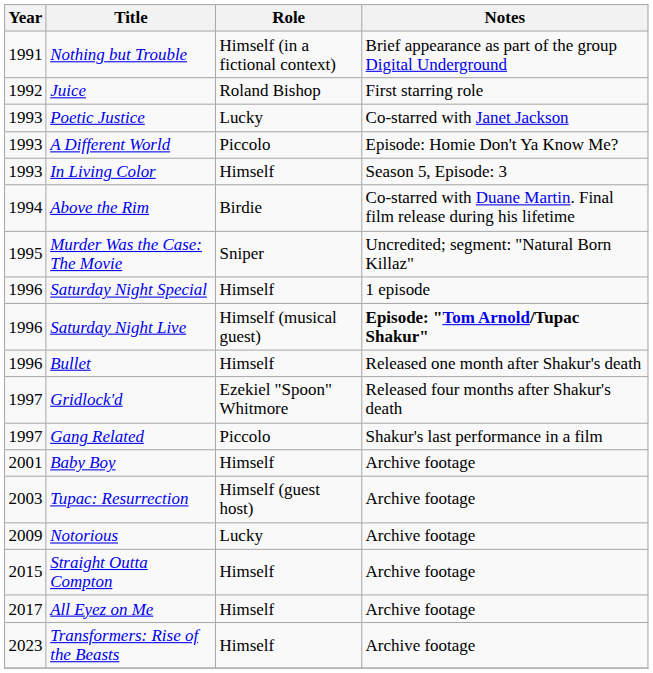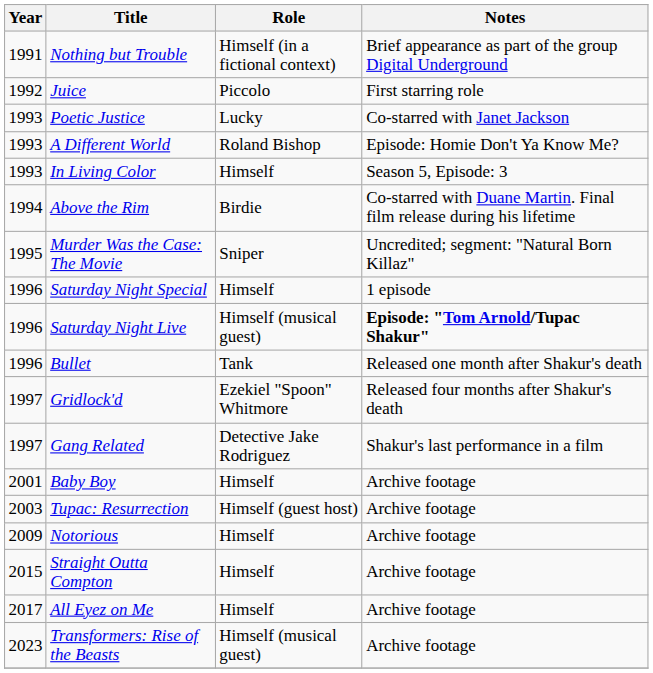(270, 90) Roland Bishop -> (245, 90) Piccolo
(245, 144) Piccolo -> (270, 144) Roland Bishop
(247, 363) Himself -> (236, 363) Tank
(245, 436) Piccolo -> (269, 445) Detective Jake Rodriguez
(241, 535) Lucky -> (247, 535) Himself
(247, 645) Himself -> (278, 645) Himself (musical guest)
